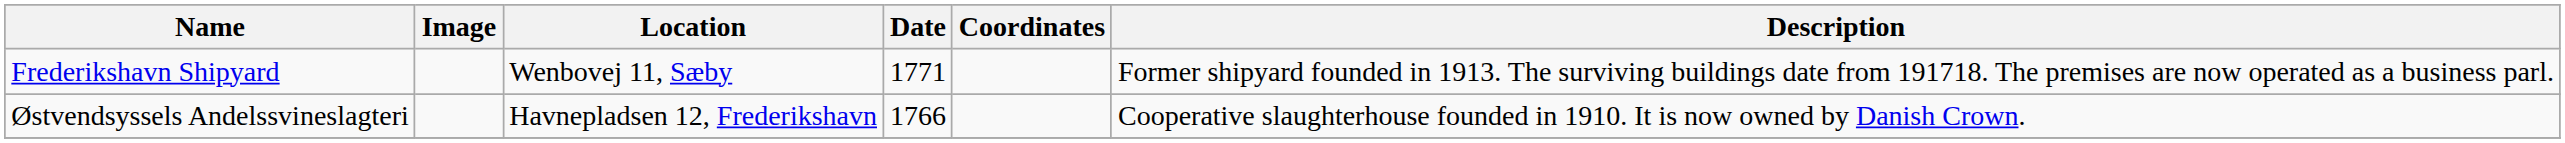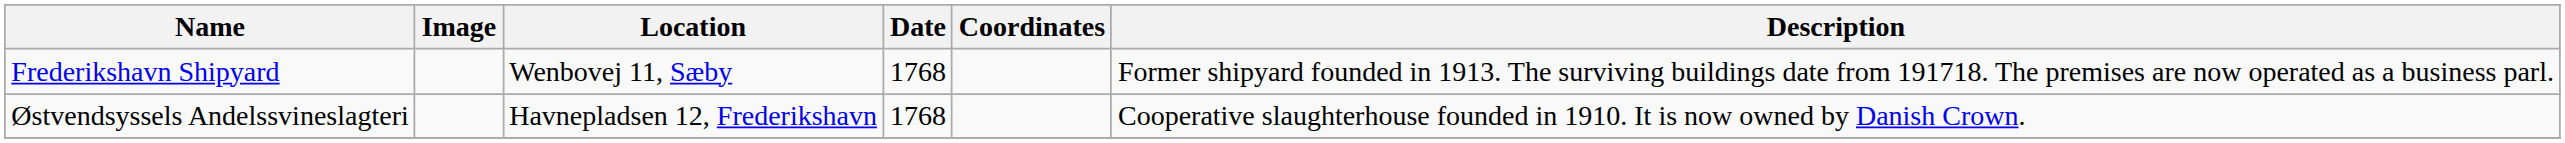(918, 71) 1771 -> (918, 71) 1768
(918, 115) 1766 -> (918, 115) 1768
